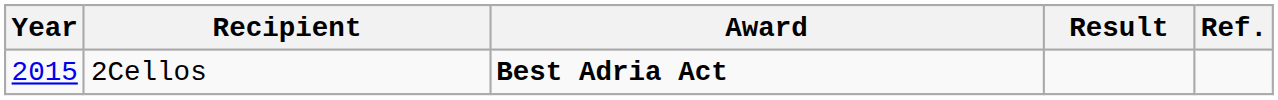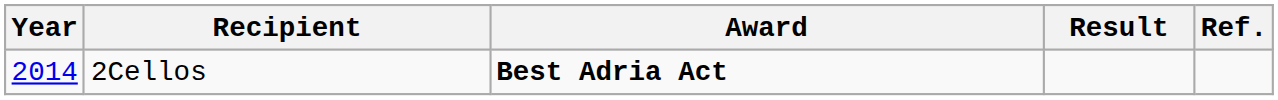(45, 72) 2015 -> (45, 72) 2014
